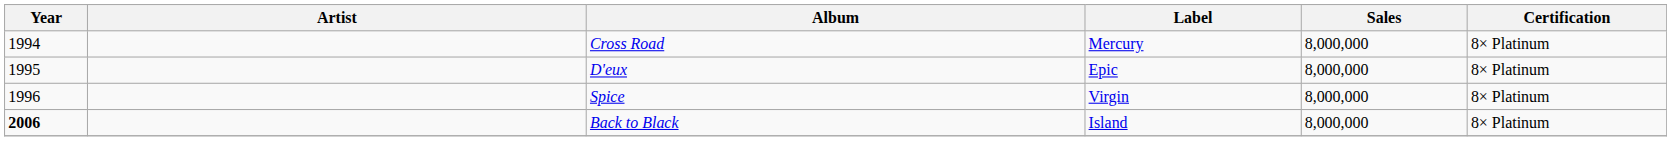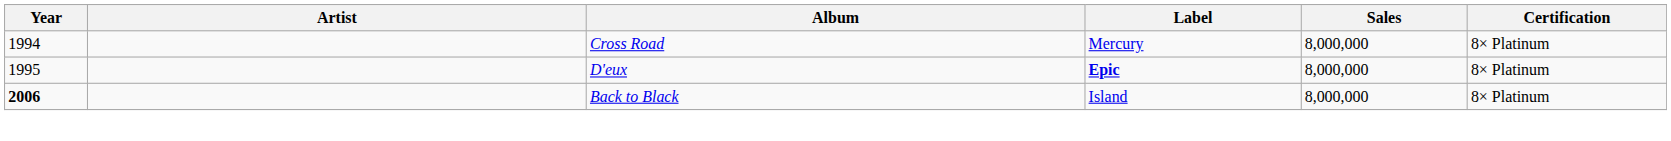(1103, 70) normal -> (1104, 70) bold
- row: (607, 96)
